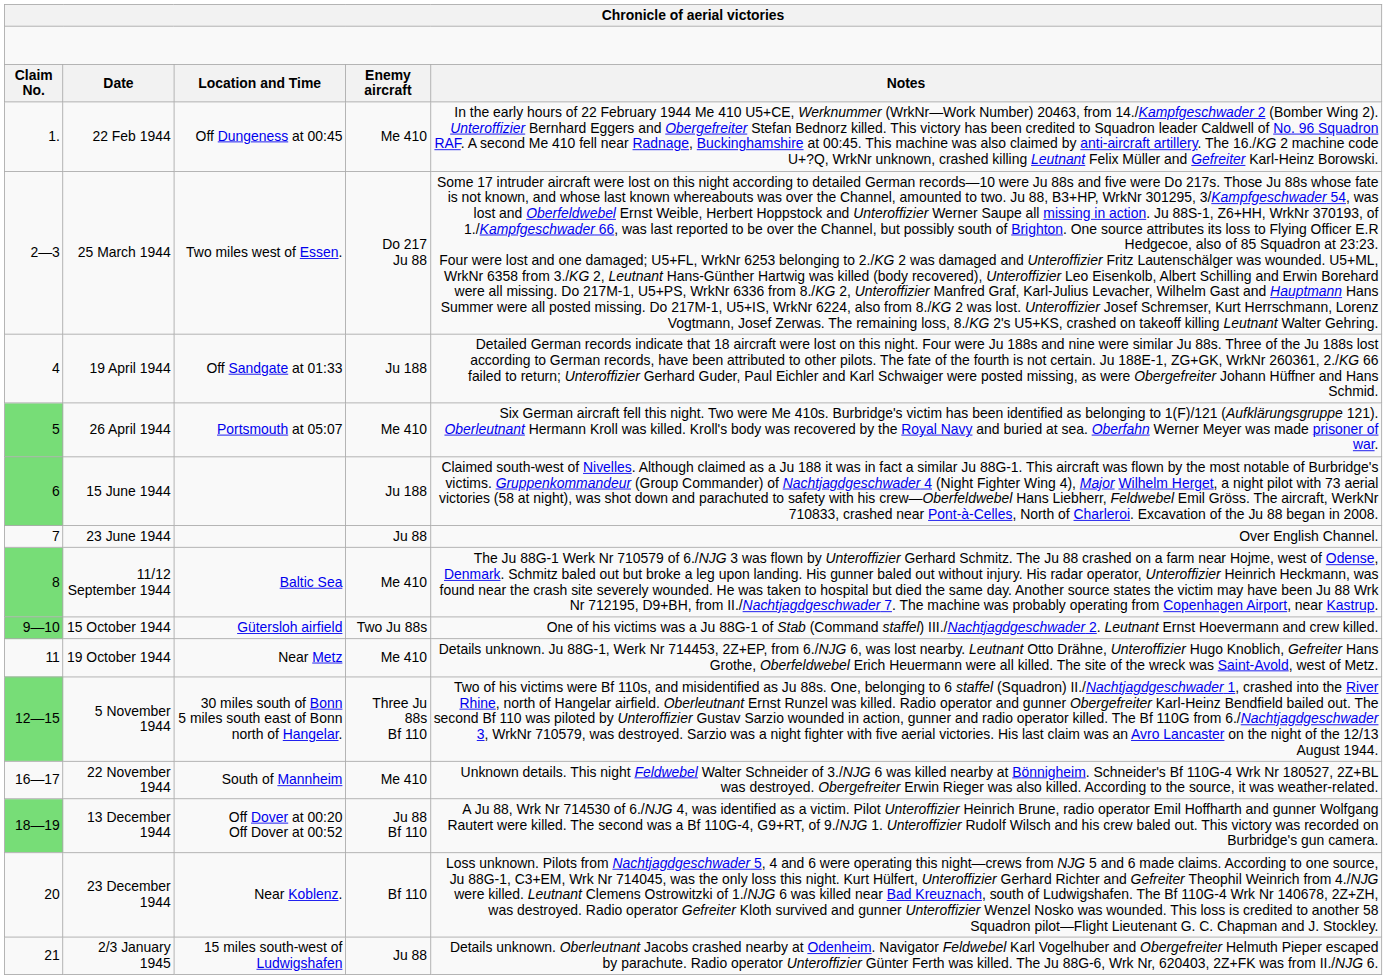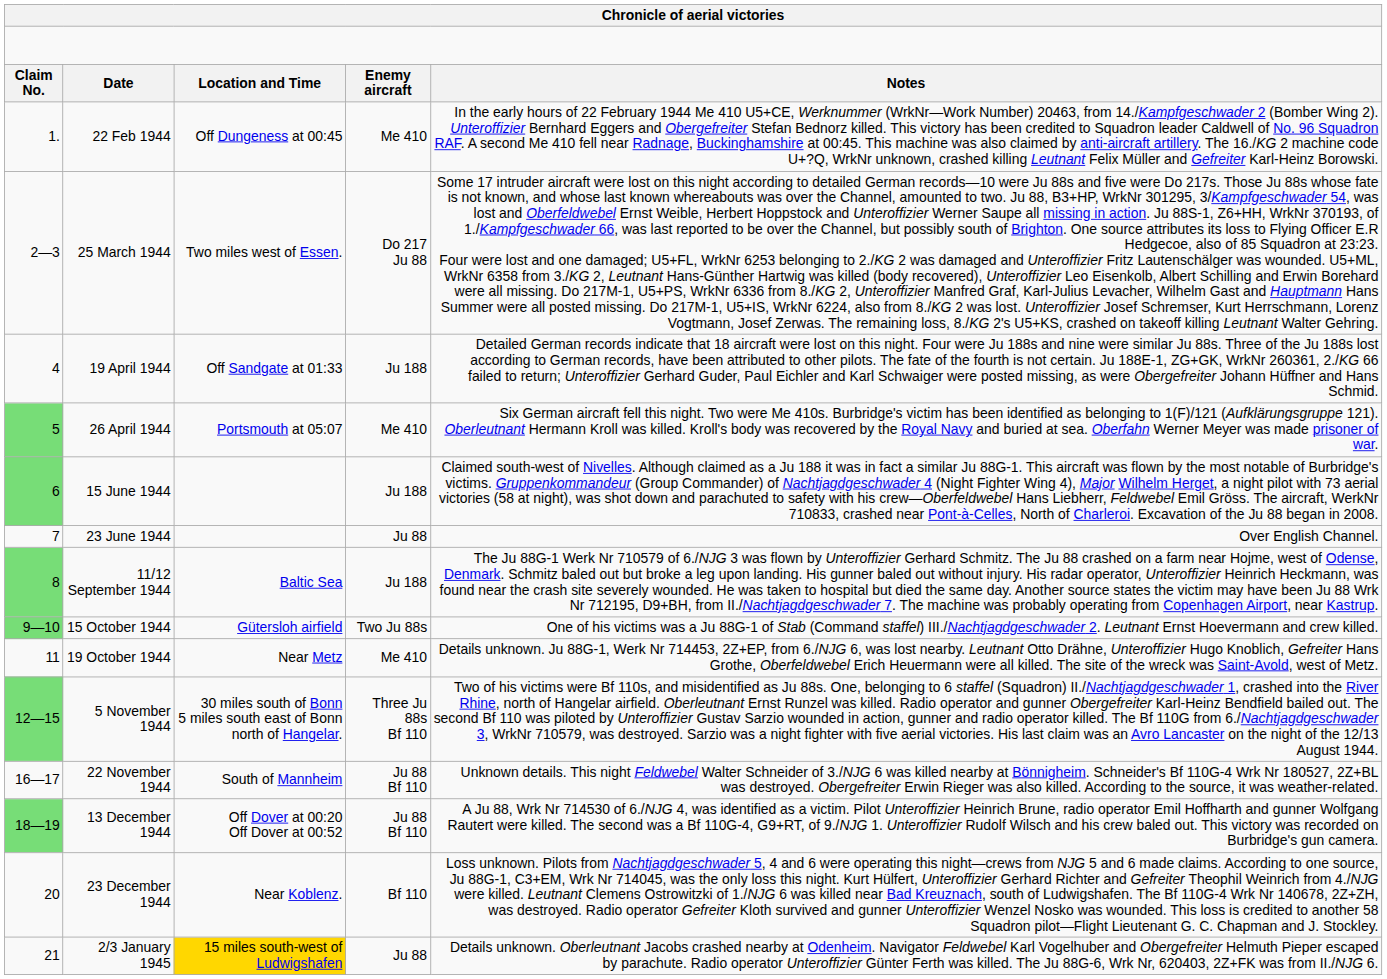(404, 582) Me 410 -> (406, 582) Ju 188
(404, 780) Me 410 -> (407, 780) Ju 88 Bf 110
(273, 956) no background -> (273, 956) gold background
